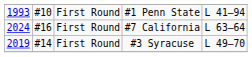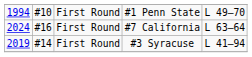(18, 12) 1993 -> (18, 12) 1994
(225, 12) L 41–94 -> (225, 12) L 49–70
(225, 44) L 49–70 -> (225, 44) L 41–94
